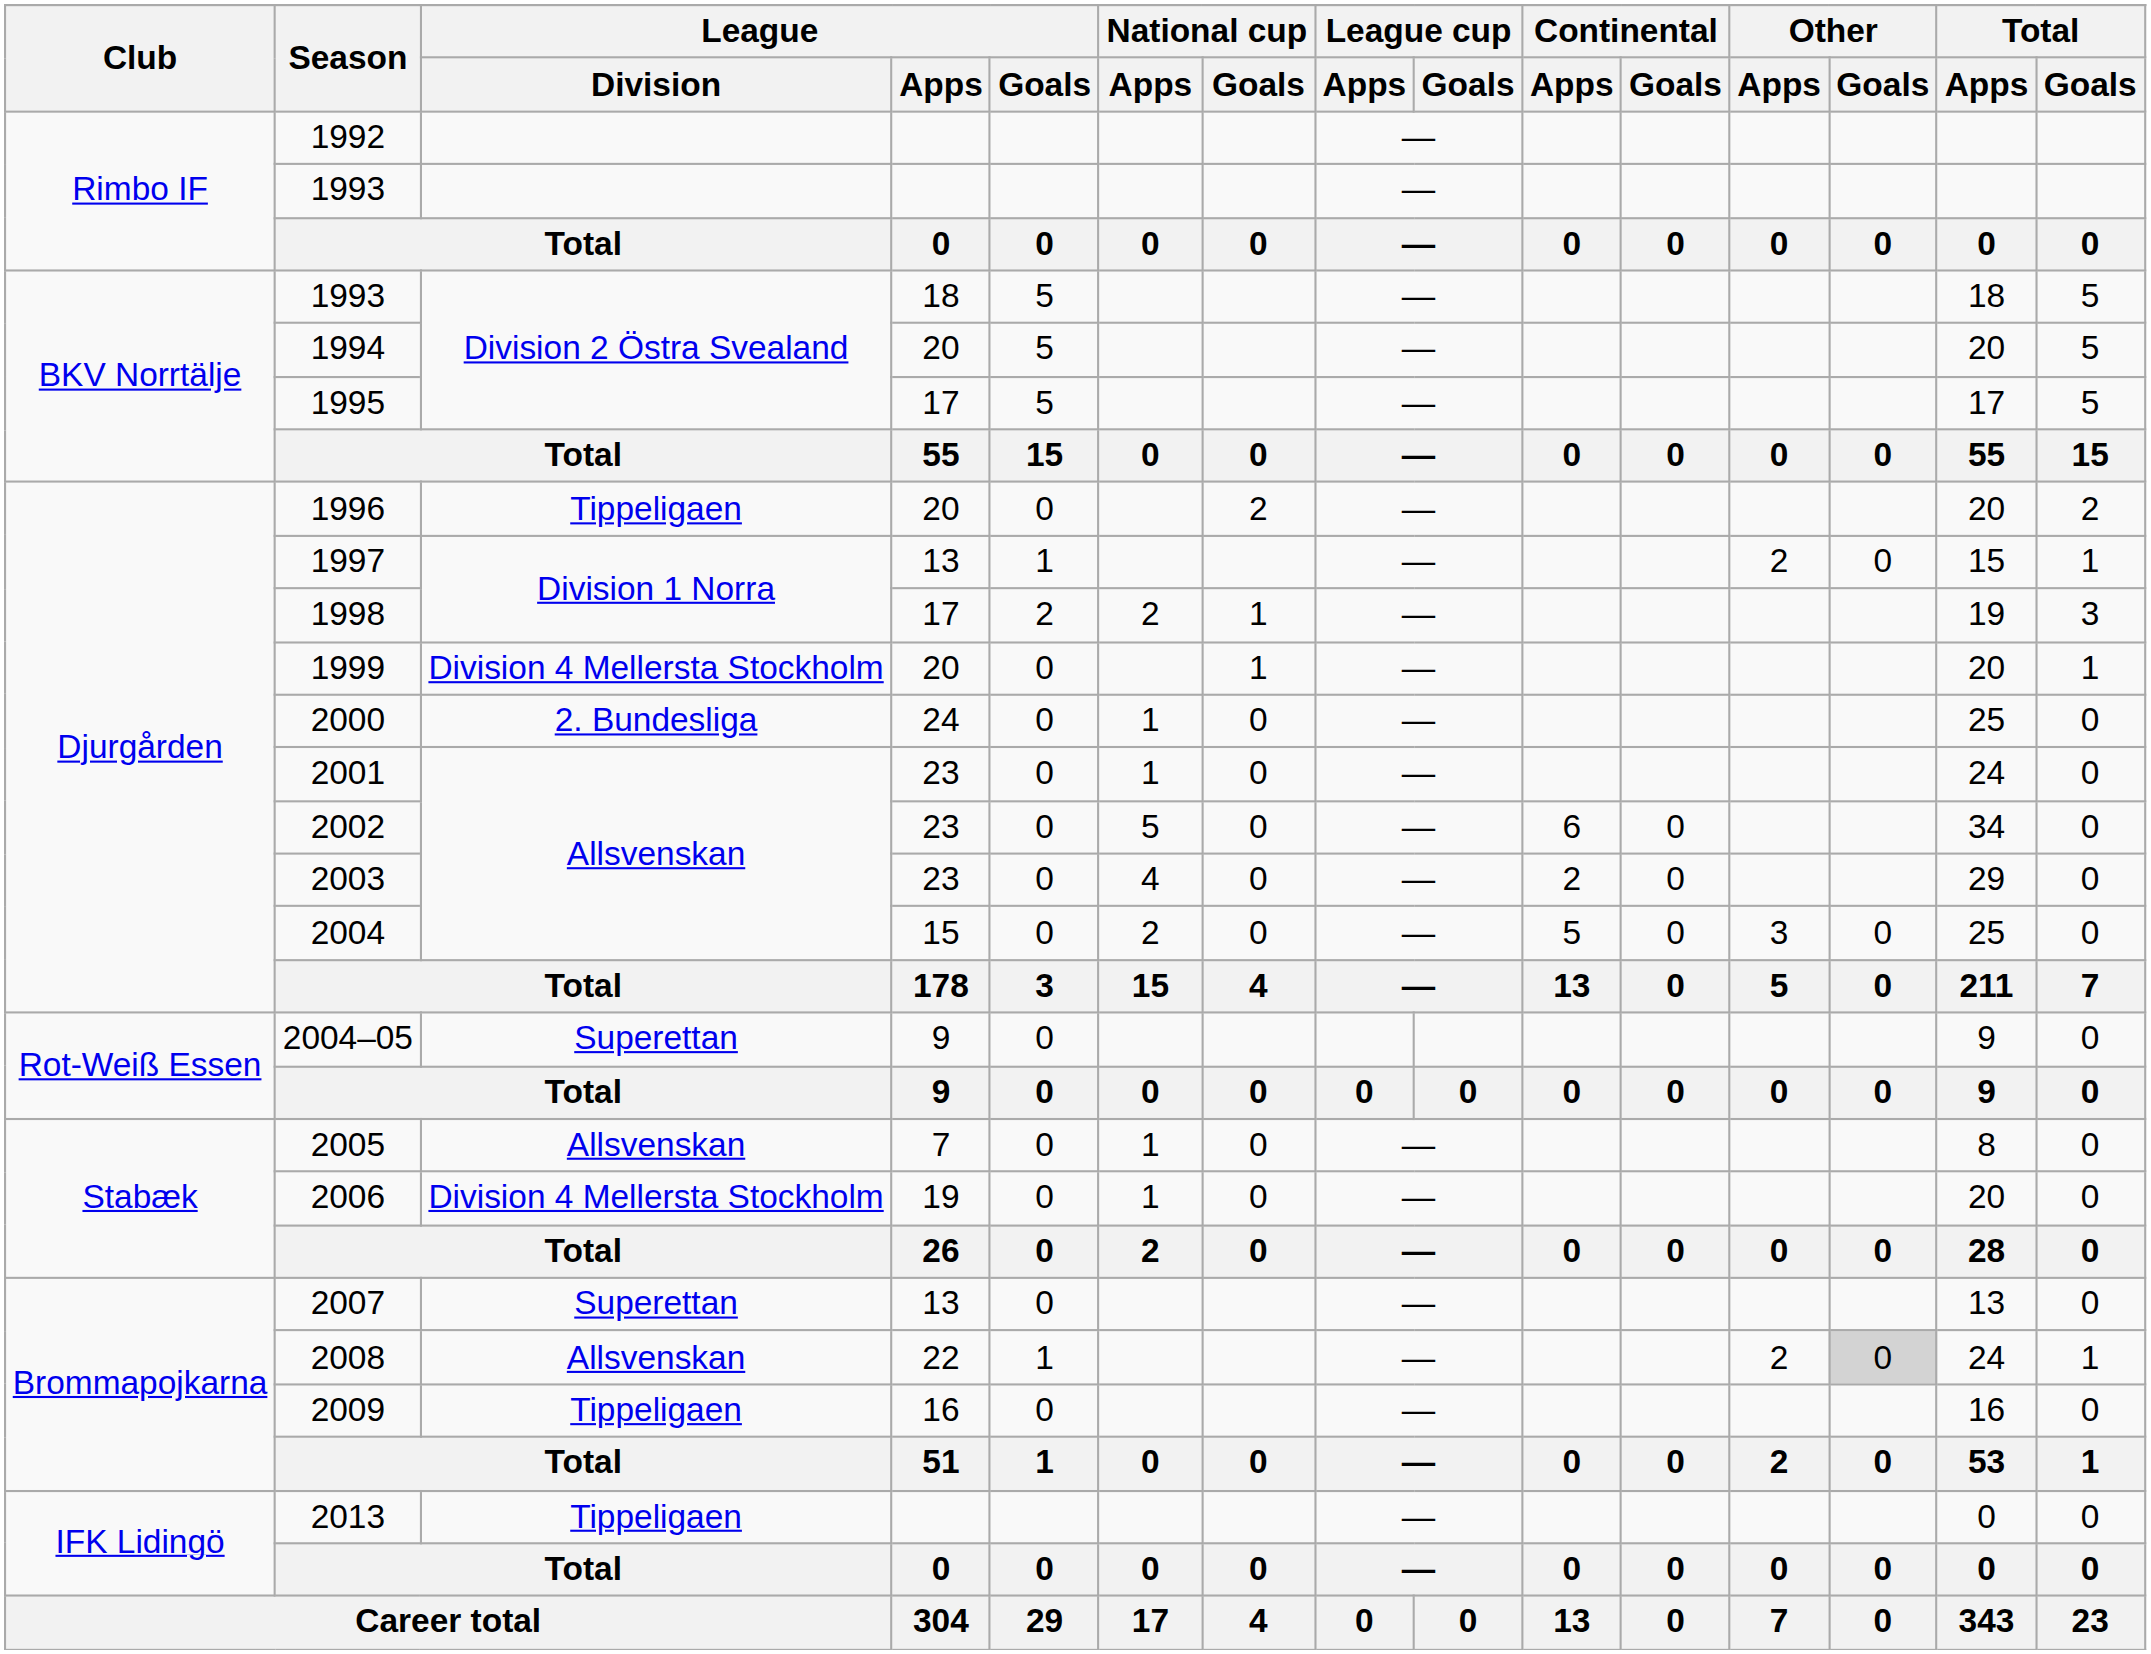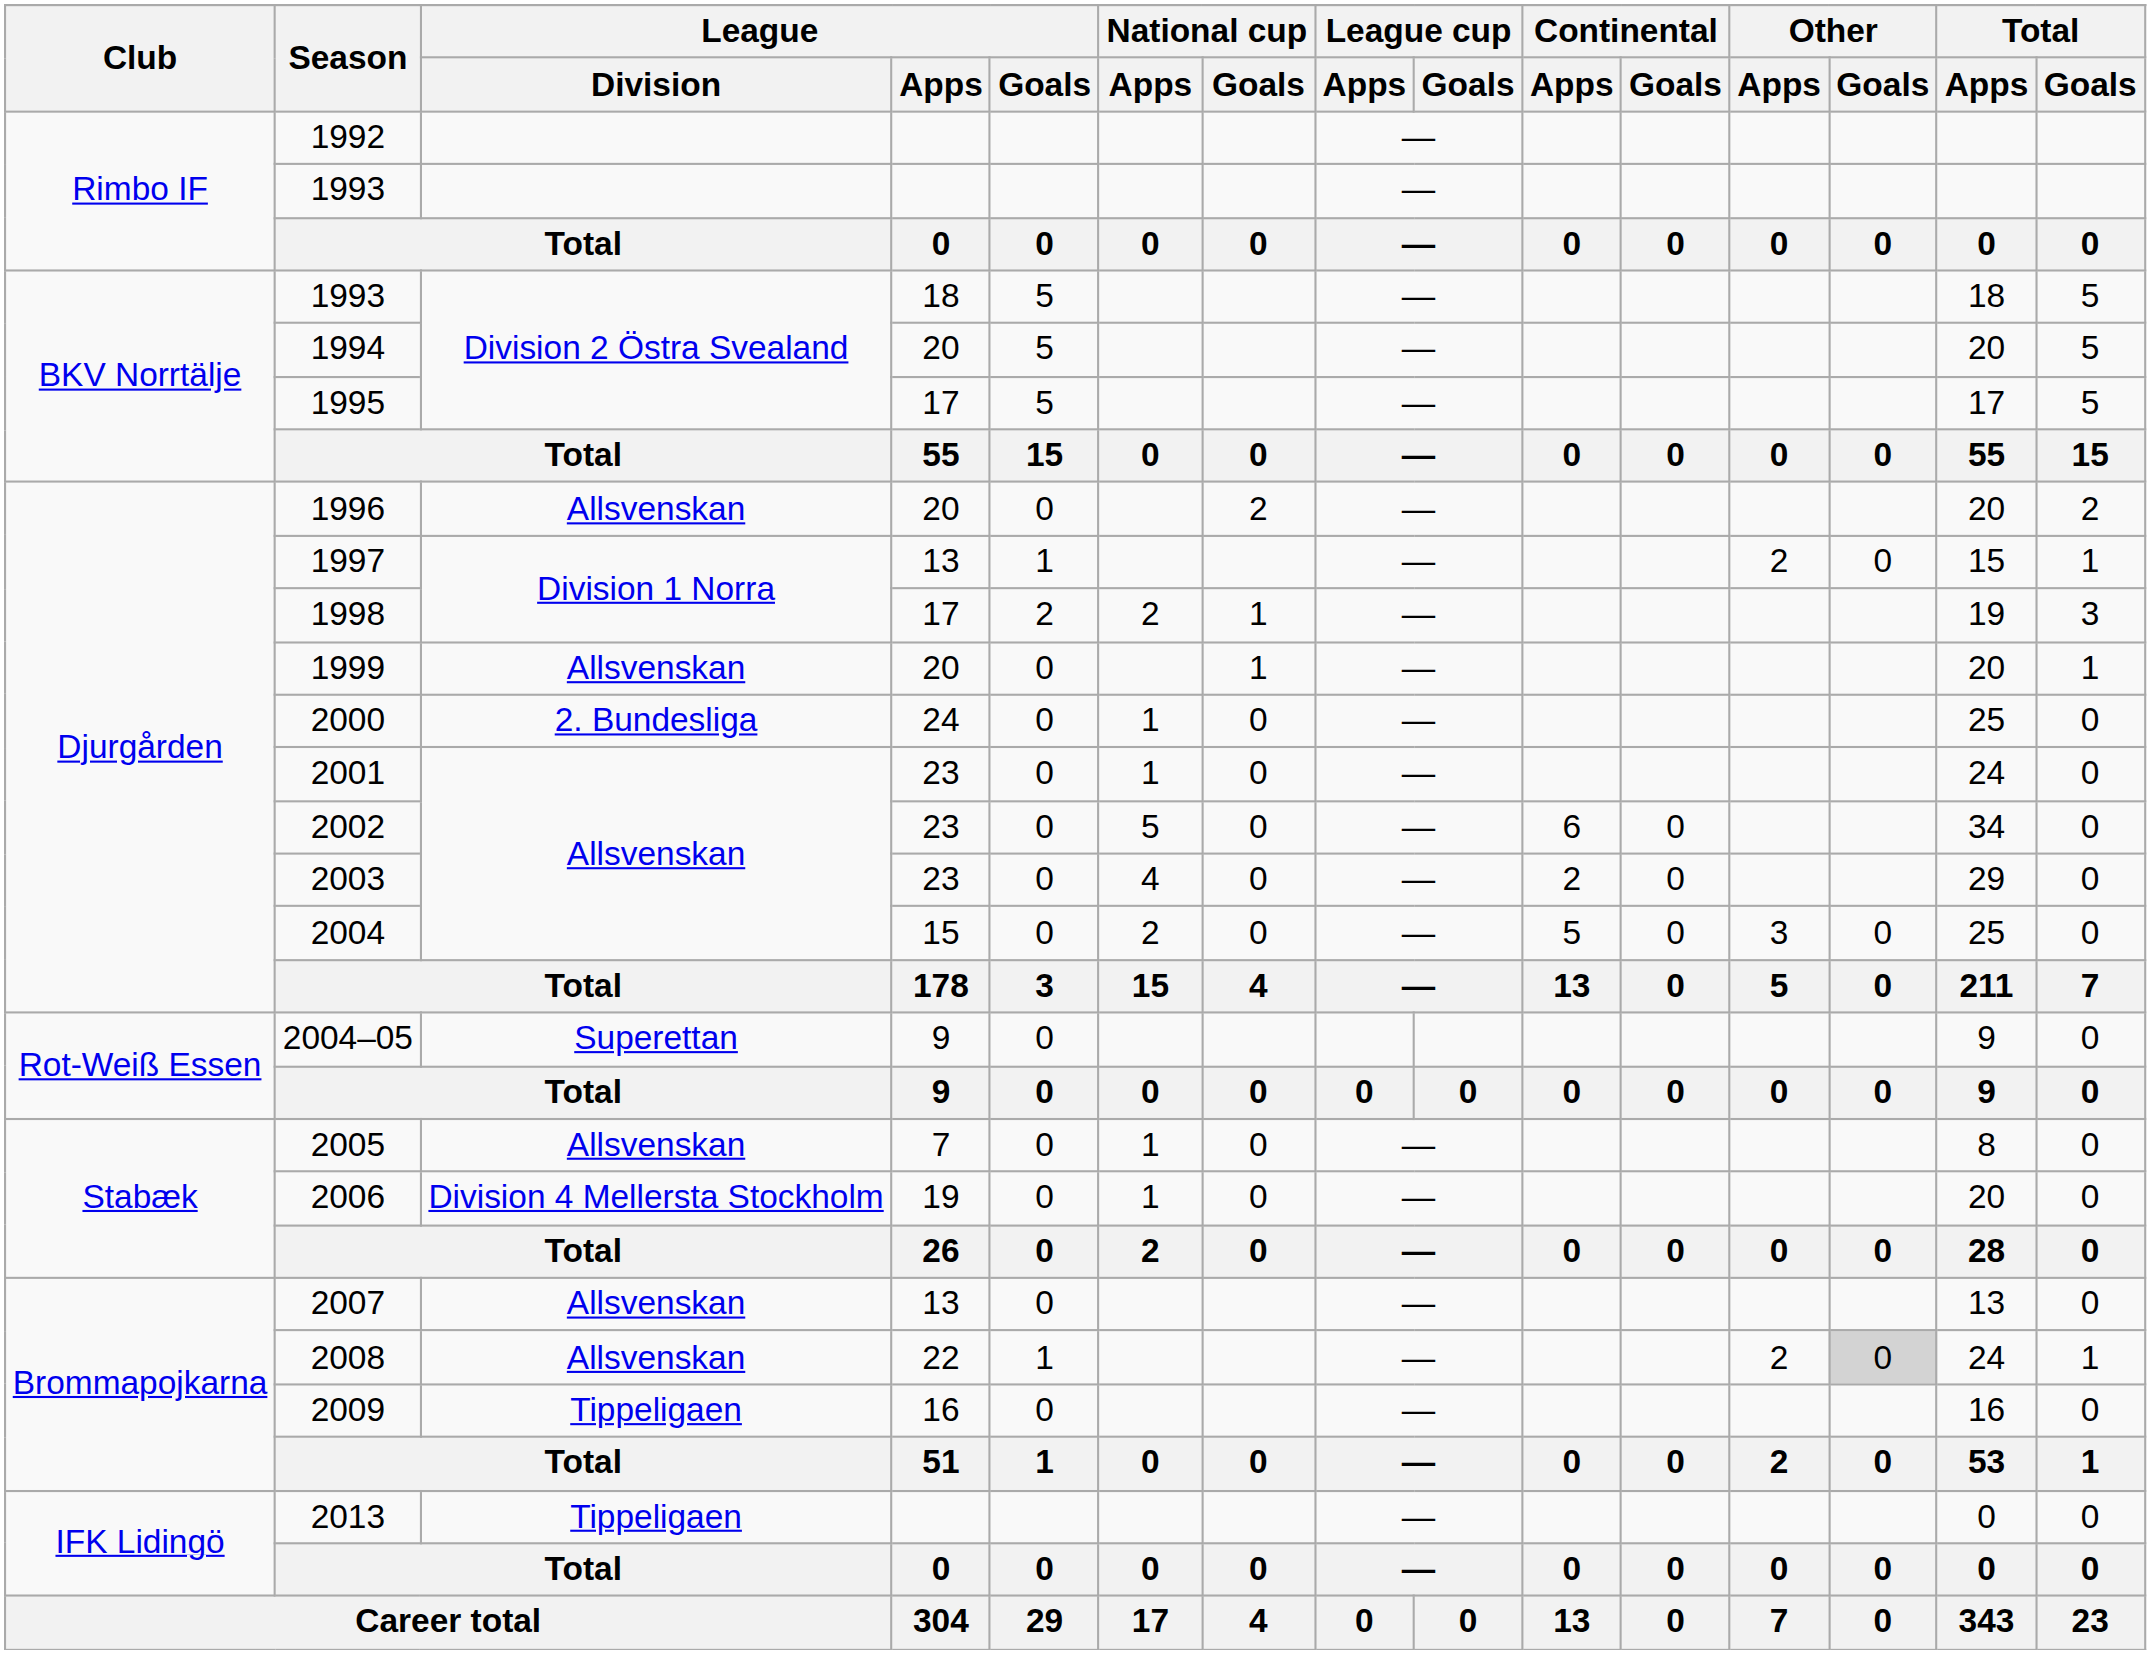(656, 508) Tippeligaen -> (656, 508) Allsvenskan
(656, 667) Division 4 Mellersta Stockholm -> (656, 667) Allsvenskan
(656, 1303) Superettan -> (656, 1303) Allsvenskan
